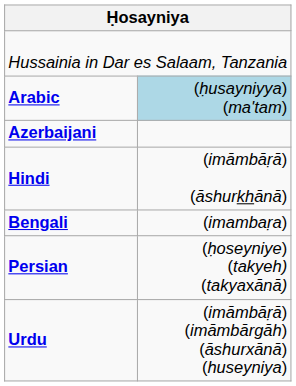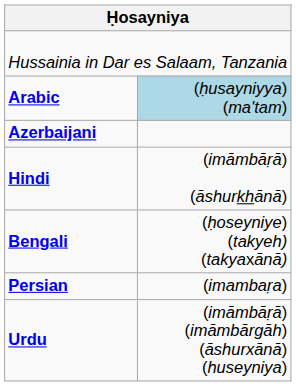(245, 222) (imambaṛa) -> (244, 241) (ḥoseyniye) (takyeh) (takyaxānā)
(244, 267) (ḥoseyniye) (takyeh) (takyaxānā) -> (245, 286) (imambaṛa)
